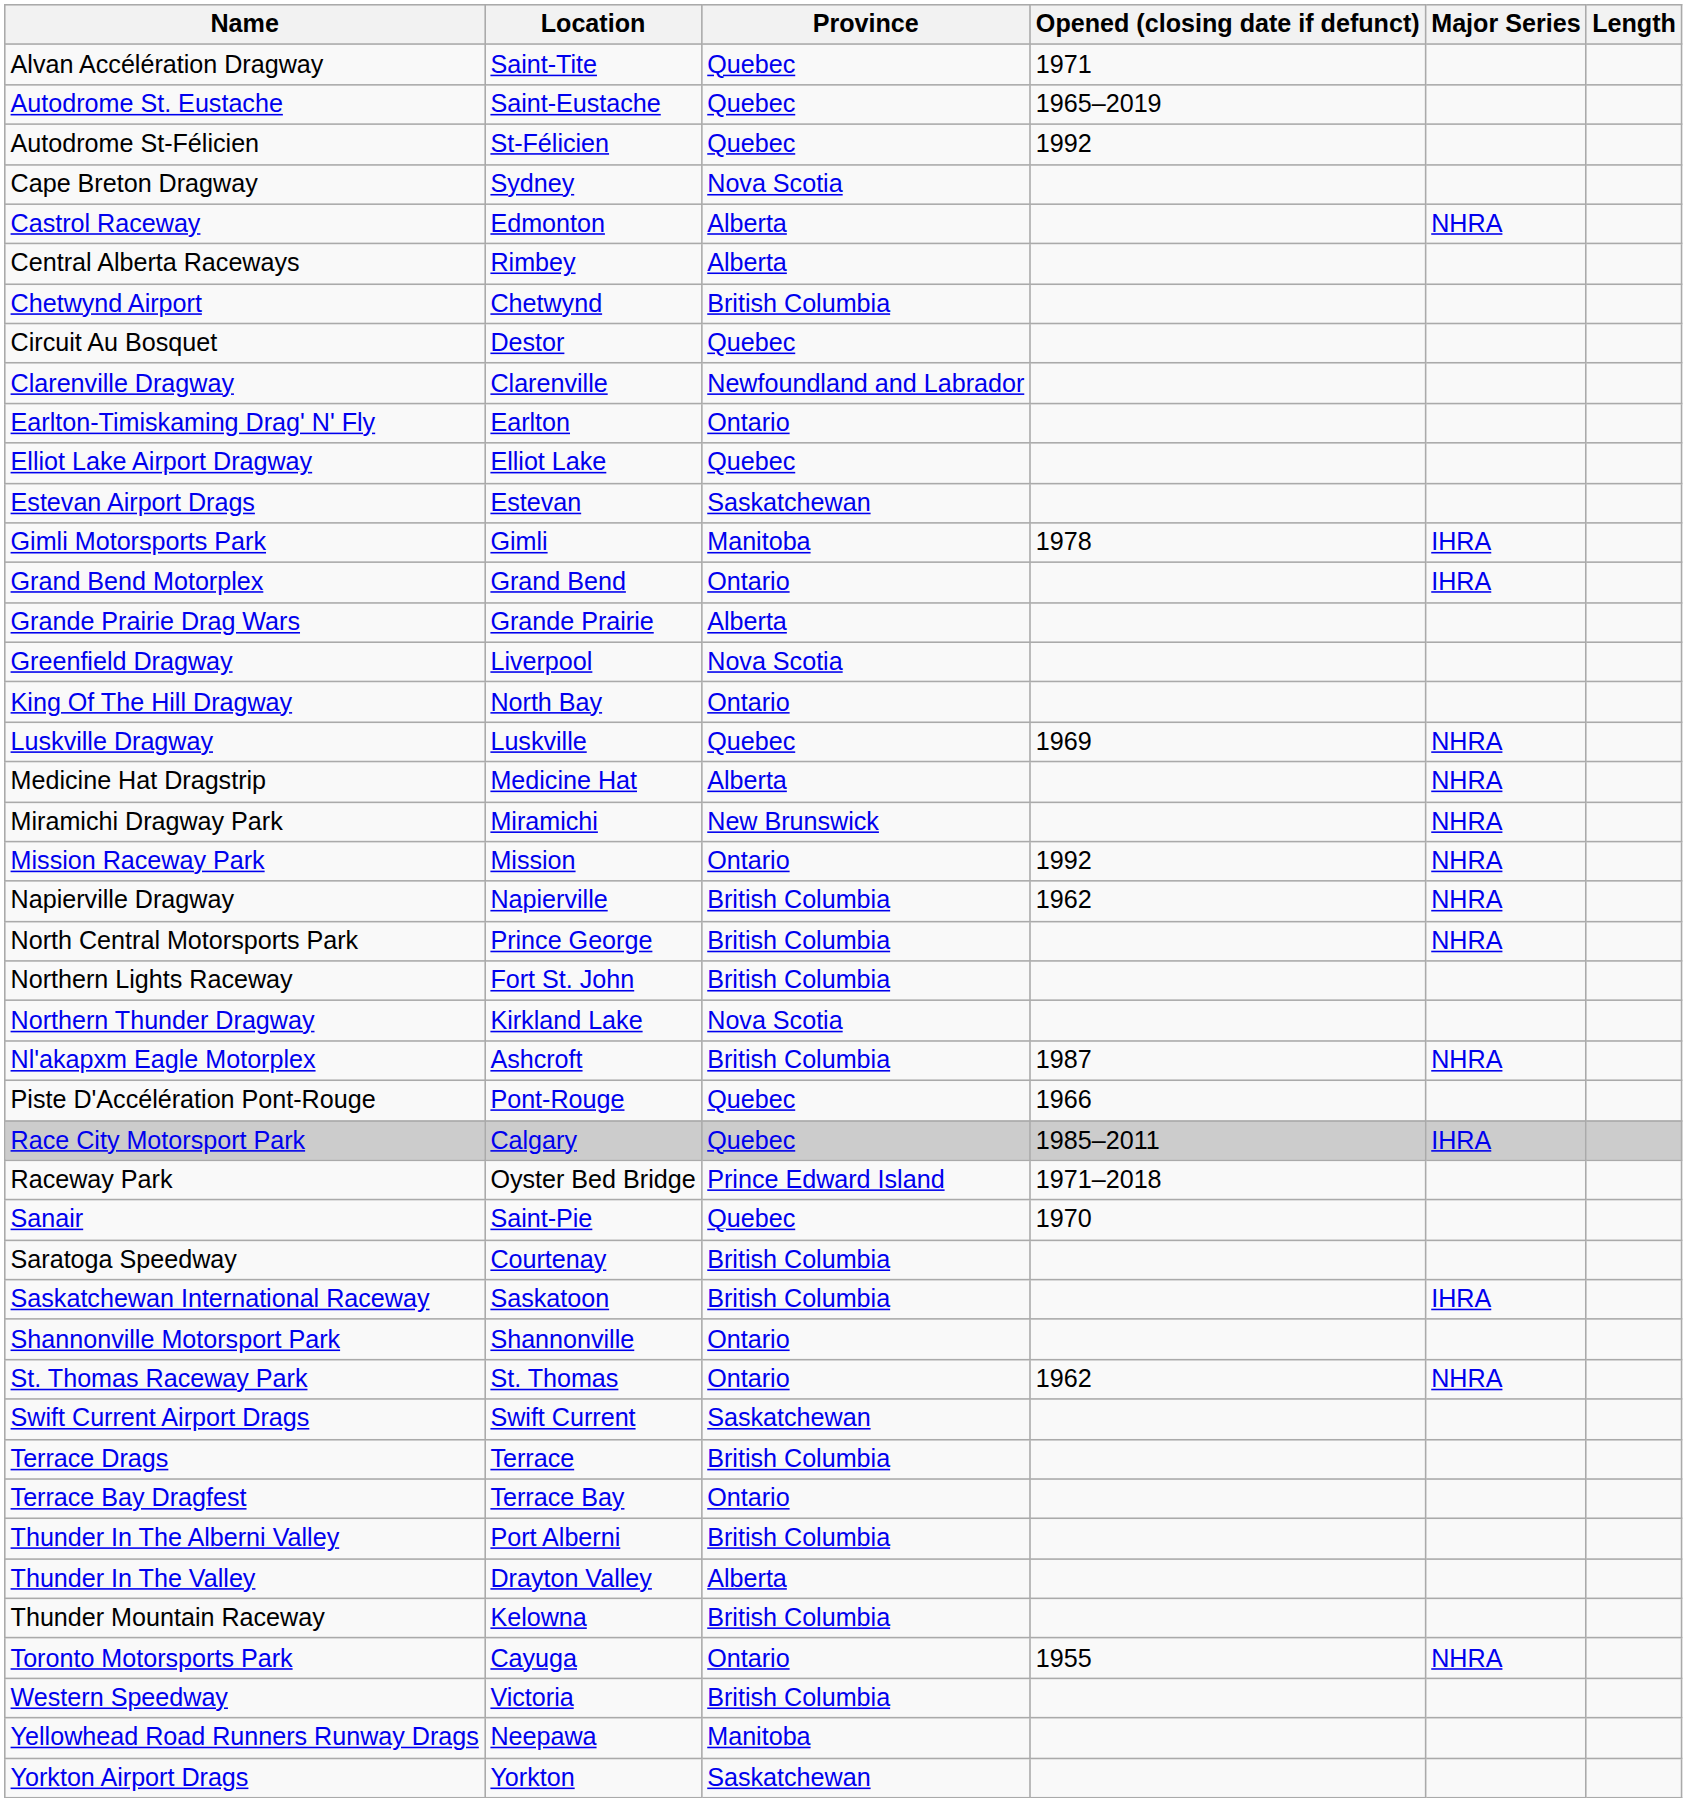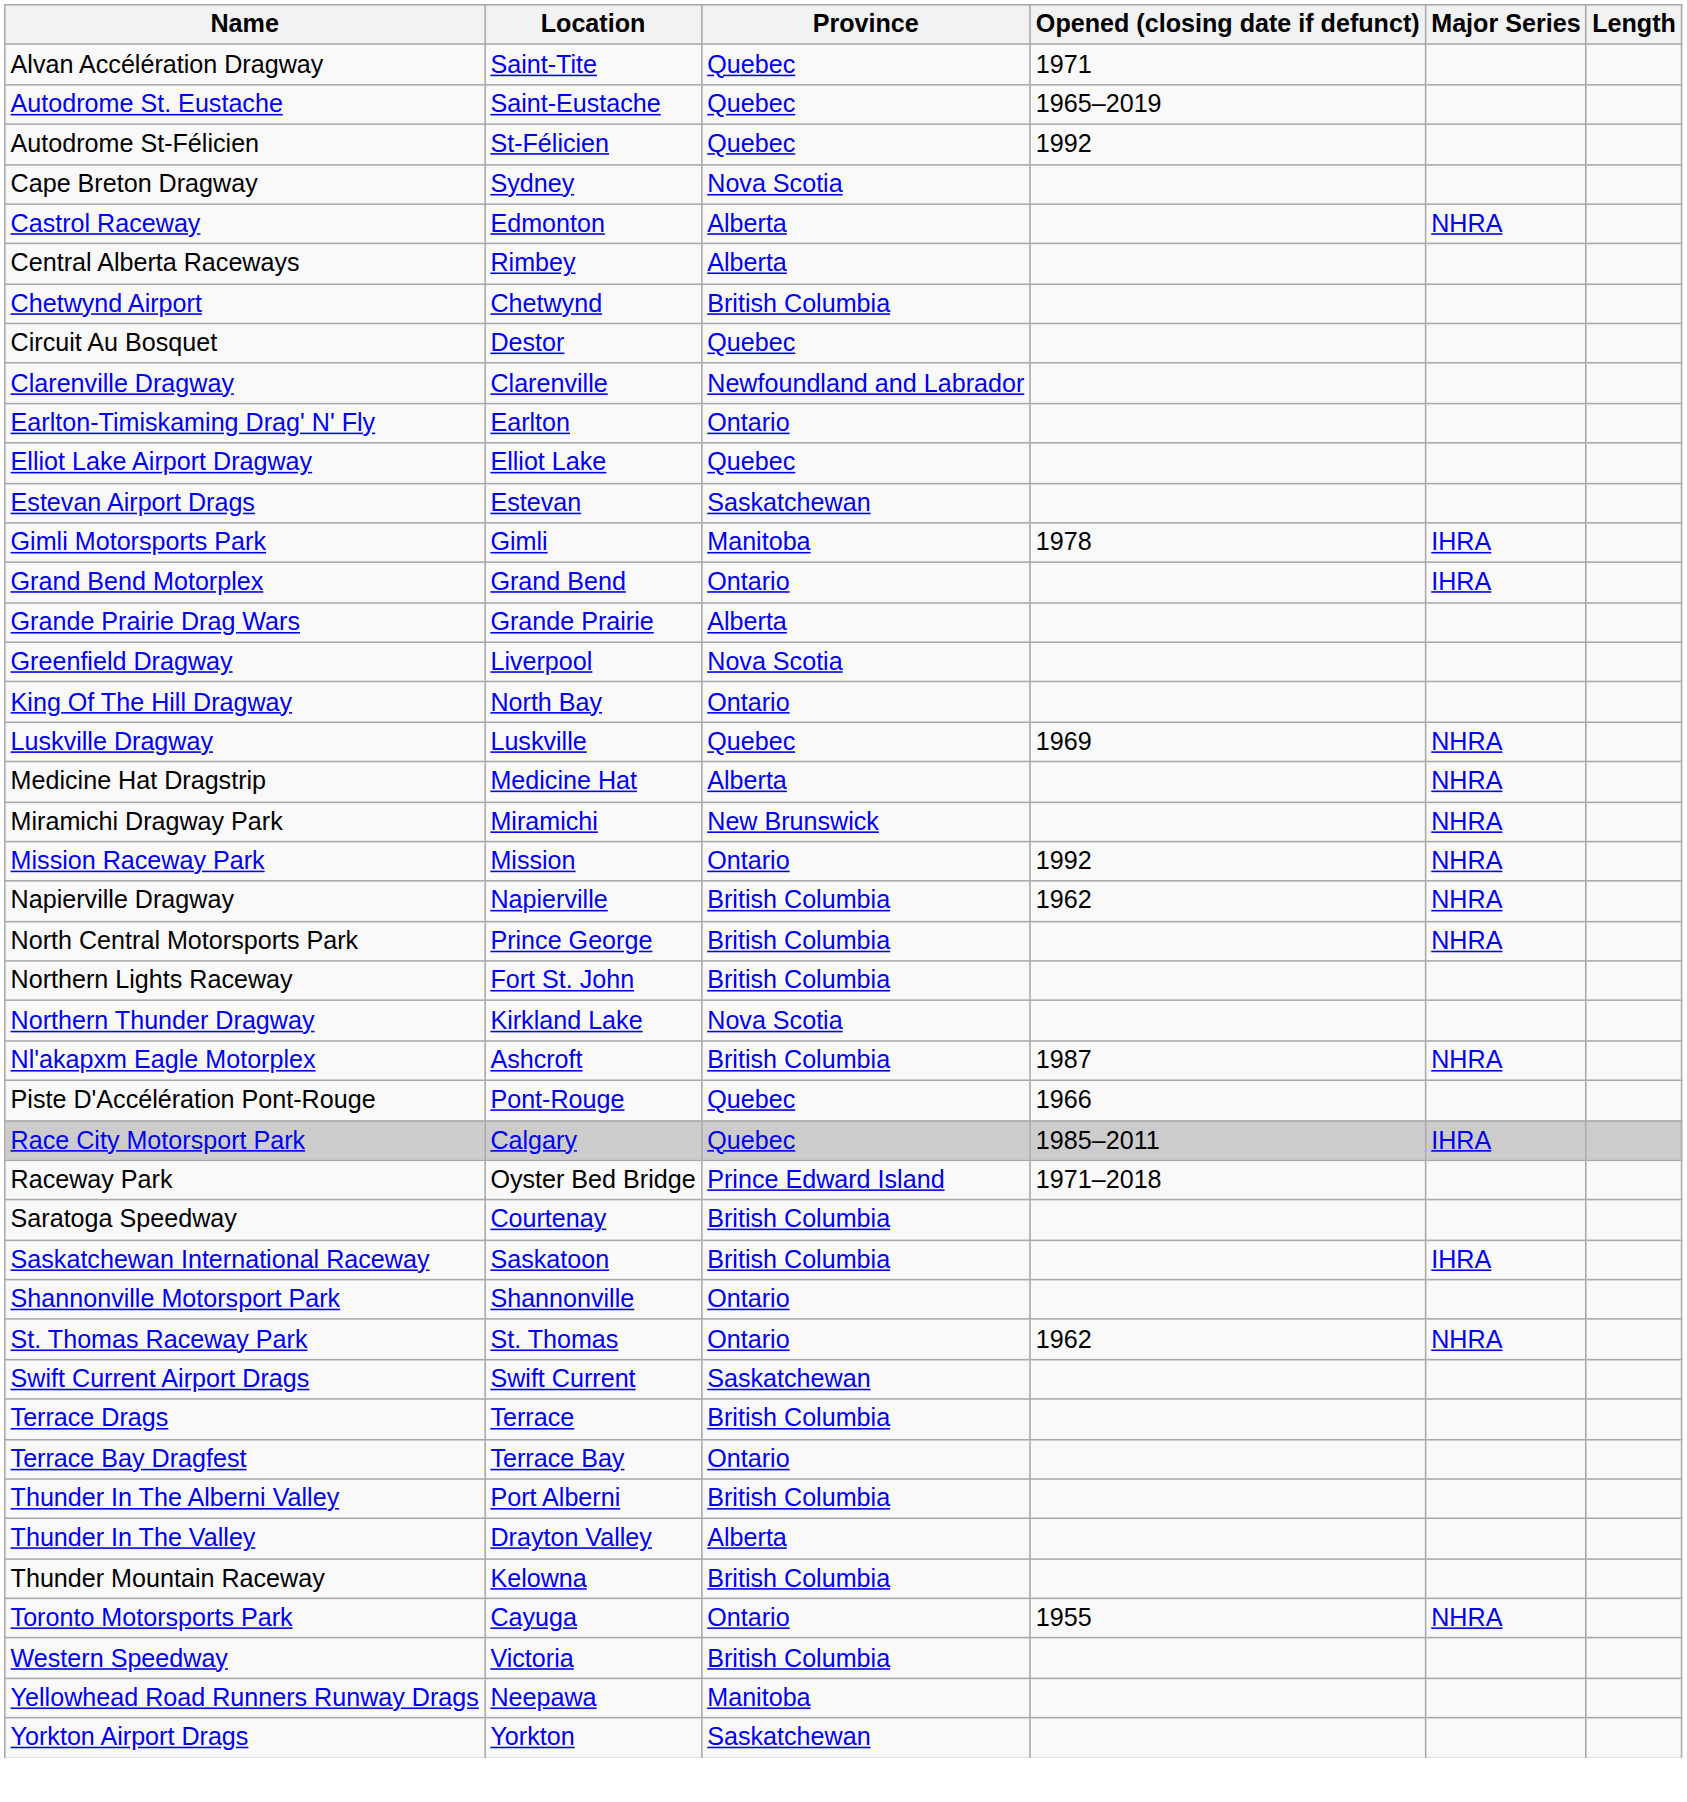- row: (47, 1219)
